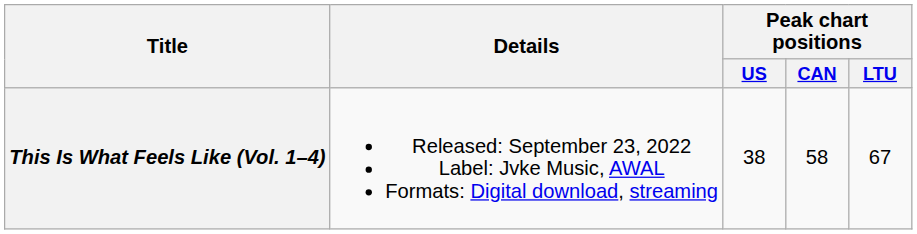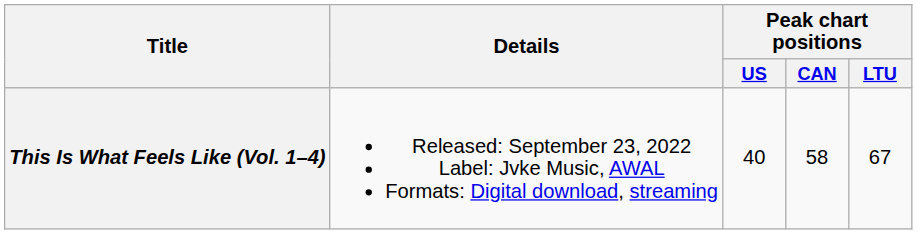(754, 157) 38 -> (754, 157) 40
